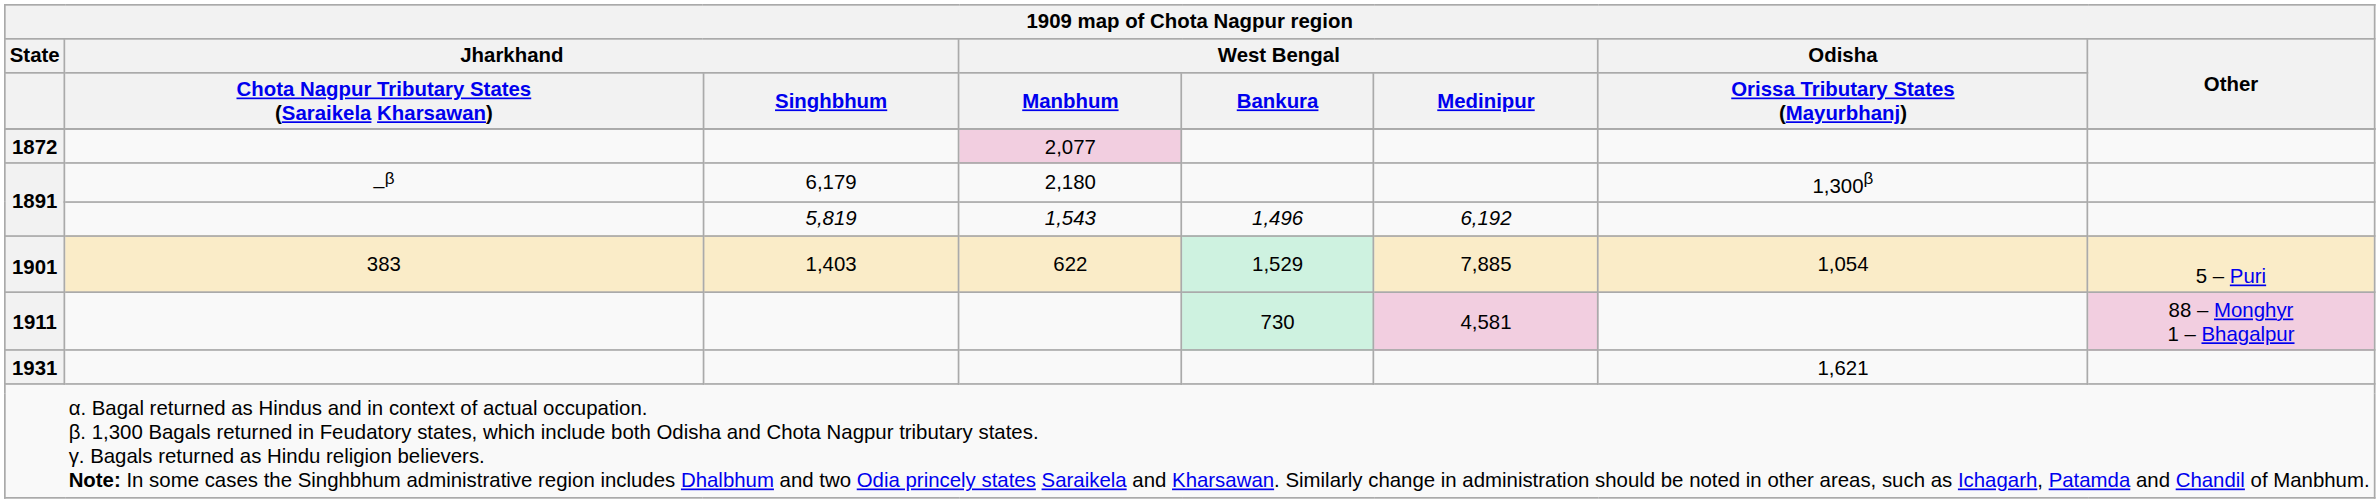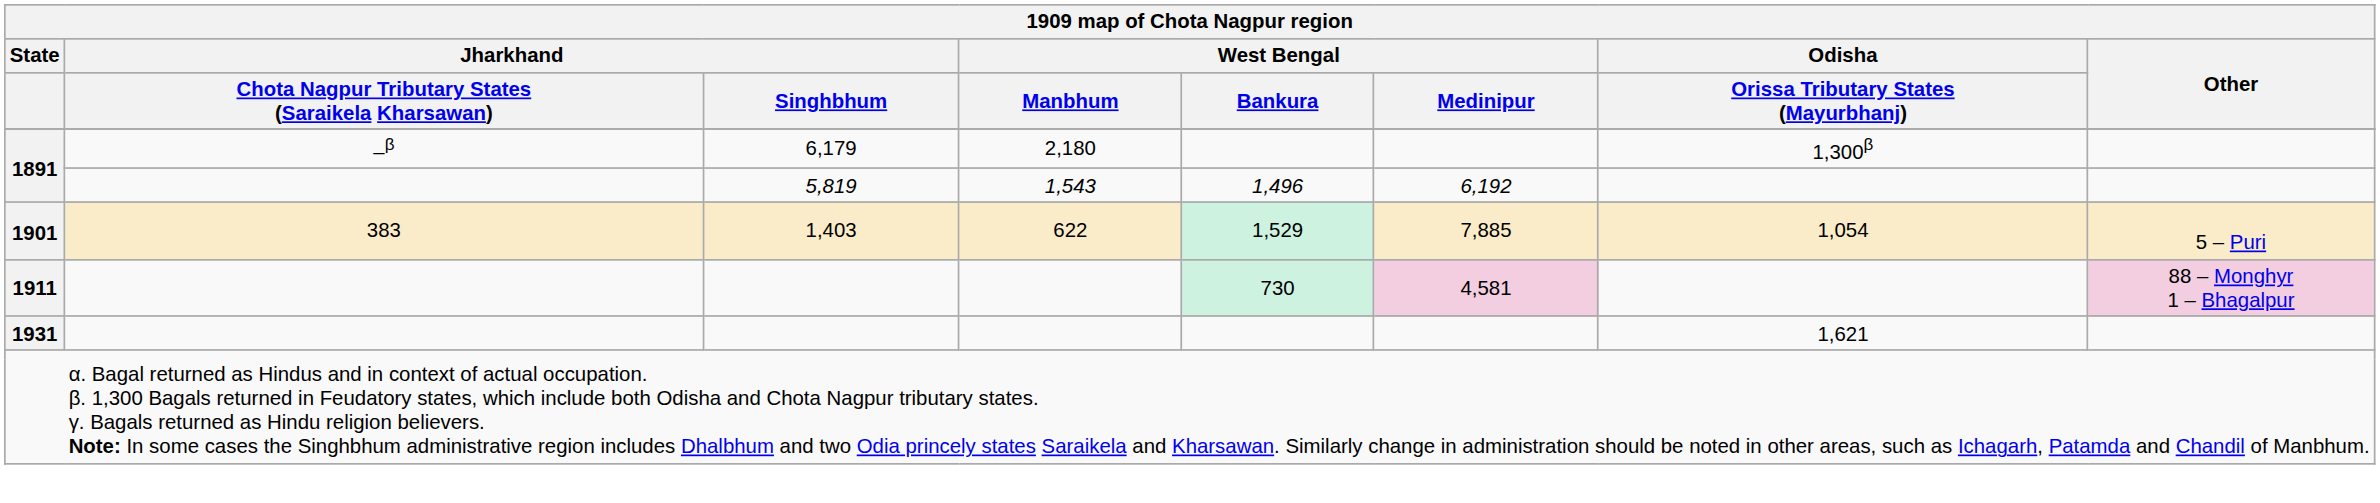- row: (35, 146)
